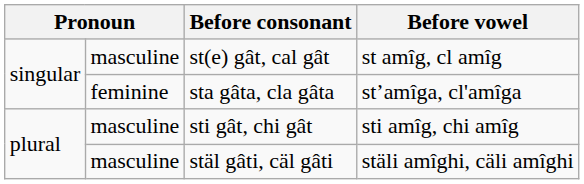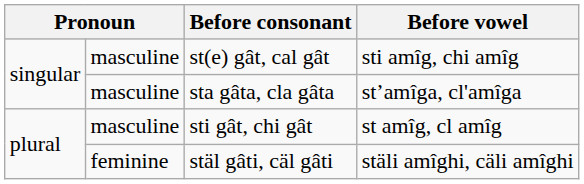(432, 56) st amîg, cl amîg -> (440, 56) sti amîg, chi amîg
(129, 91) feminine -> (135, 91) masculine
(440, 126) sti amîg, chi amîg -> (432, 126) st amîg, cl amîg
(135, 160) masculine -> (129, 160) feminine
